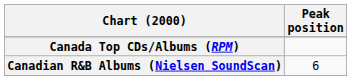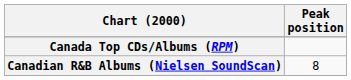(316, 66) 6 -> (316, 66) 8
